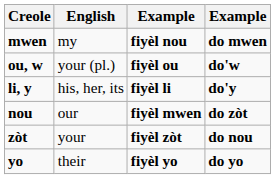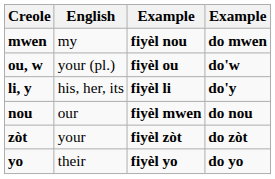(228, 112) do zòt -> (231, 112) do nou
(231, 137) do nou -> (228, 137) do zòt
